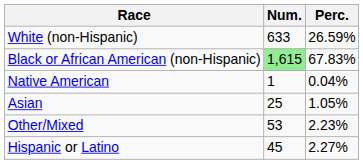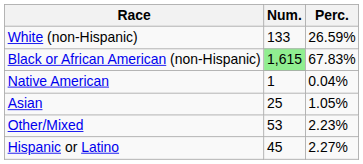(279, 37) 633 -> (279, 37) 133
